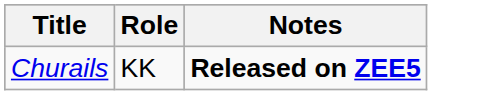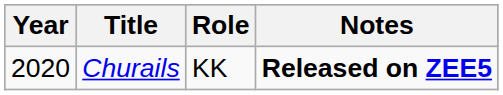+ column: (40, 25)
